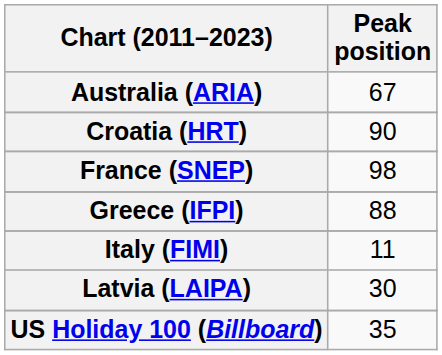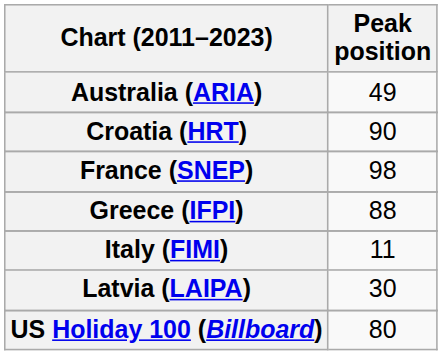(383, 91) 67 -> (383, 91) 49
(383, 329) 35 -> (383, 329) 80
